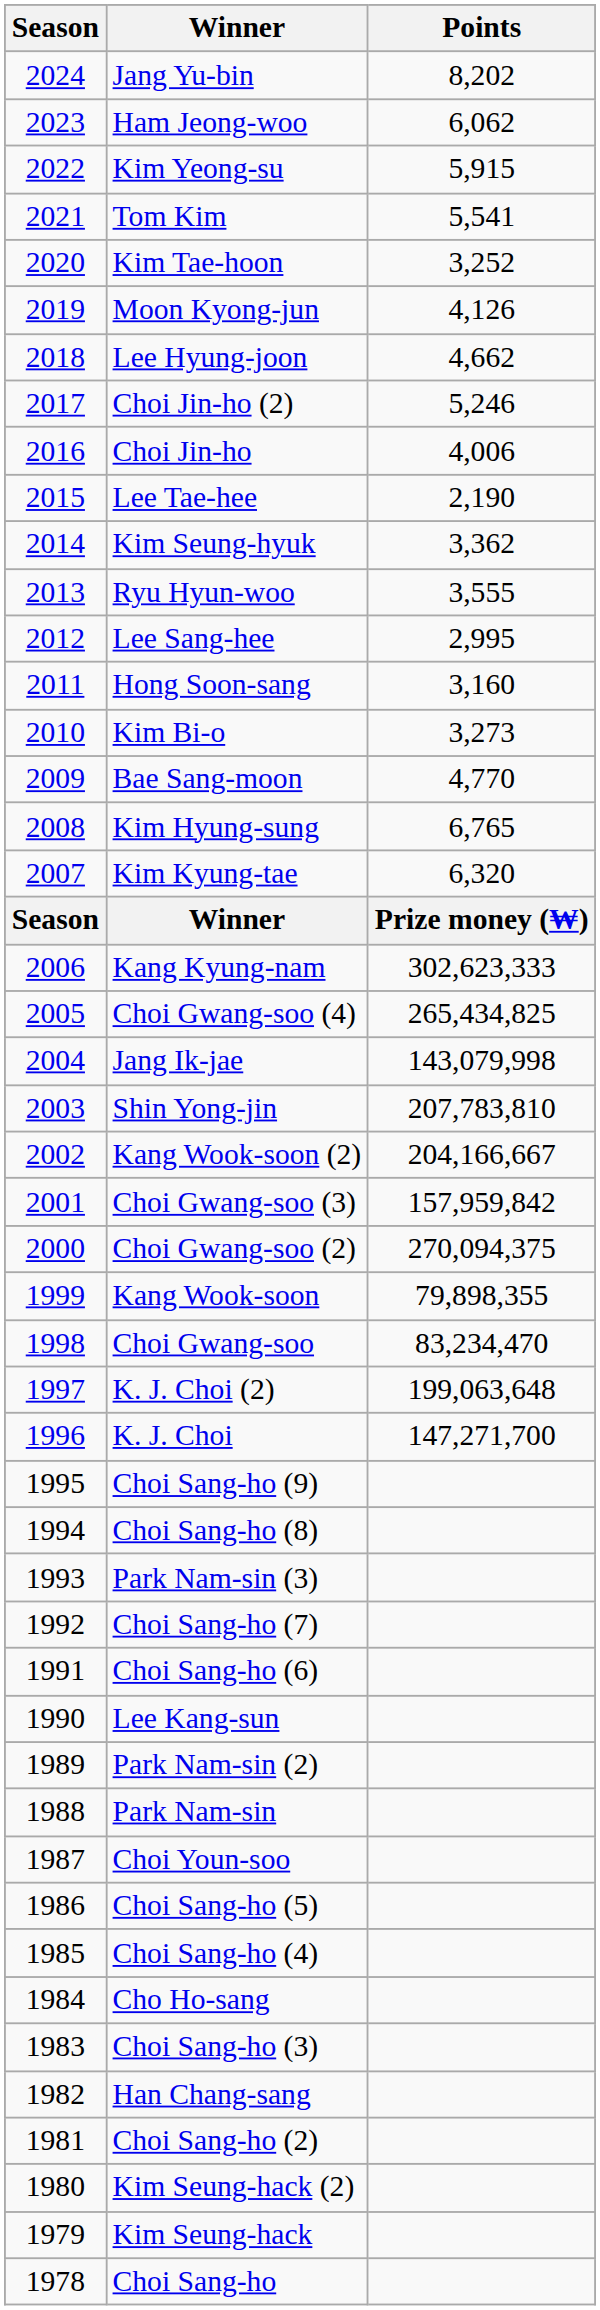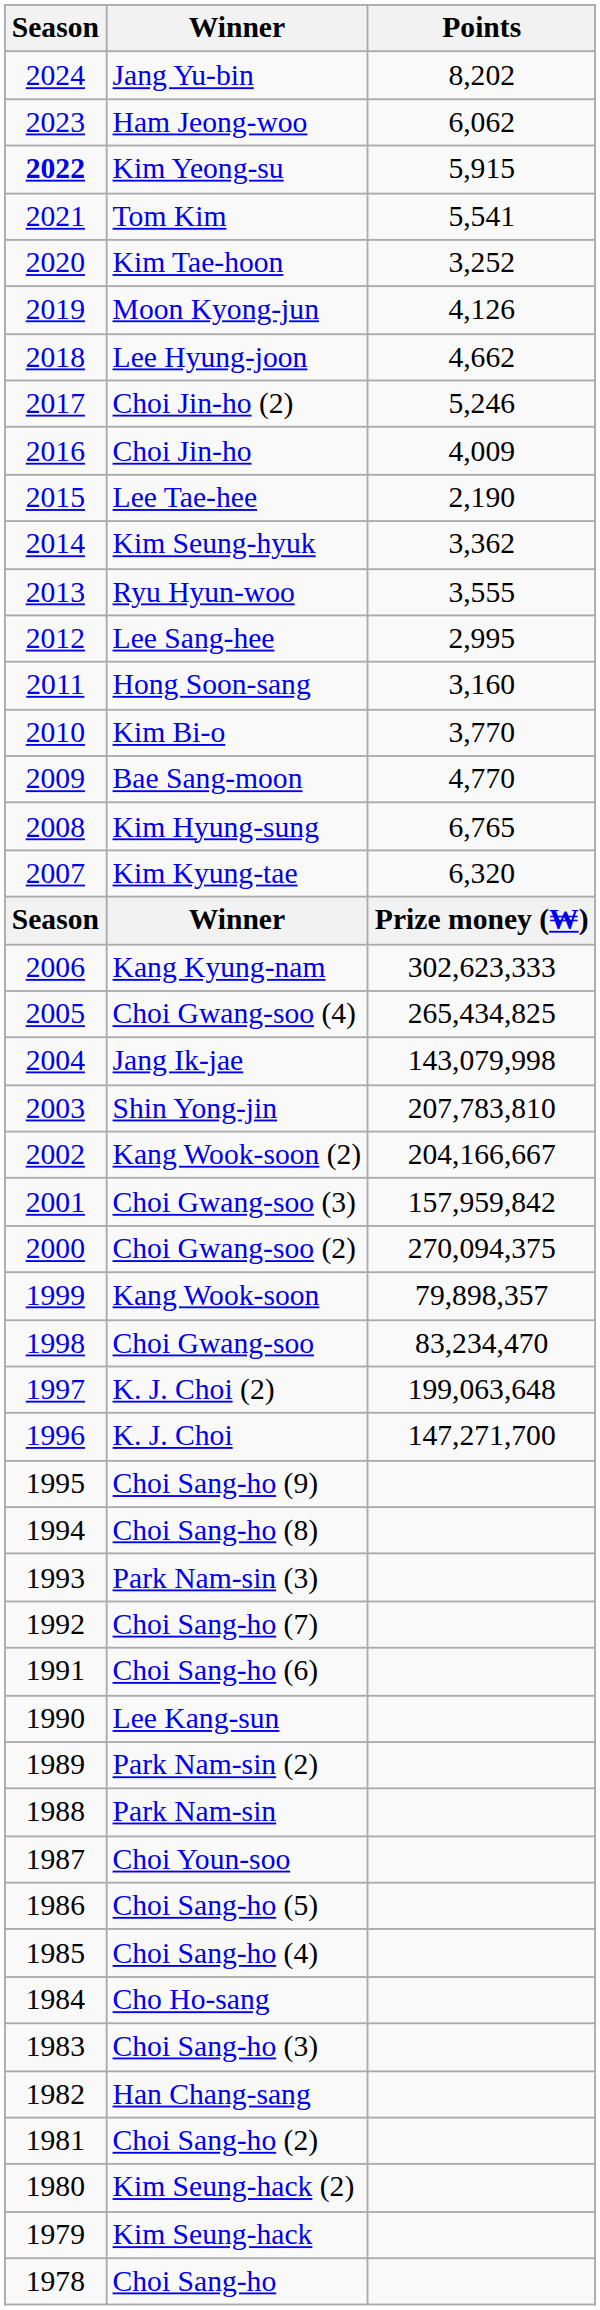(55, 168) normal -> (55, 168) bold
(482, 450) 4,006 -> (482, 450) 4,009
(482, 732) 3,273 -> (482, 732) 3,770
(482, 1295) 79,898,355 -> (482, 1295) 79,898,357
